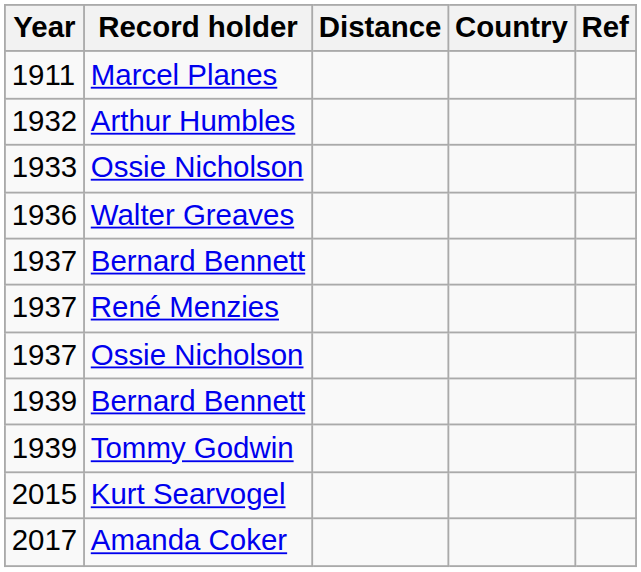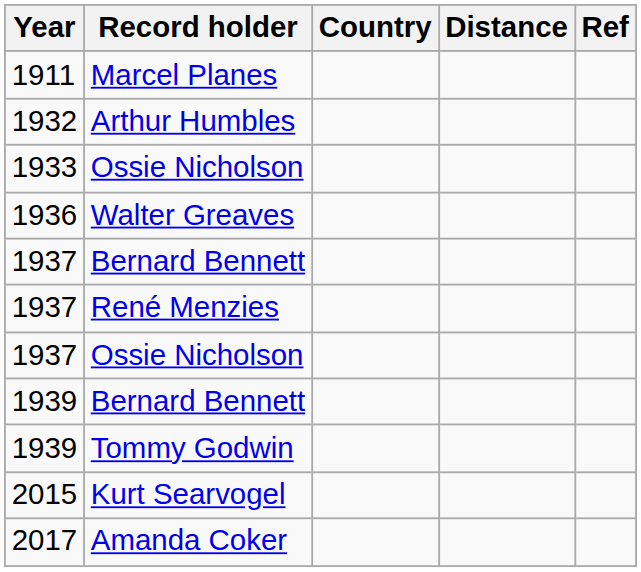columns swapped: (511, 27) <-> (380, 27)
